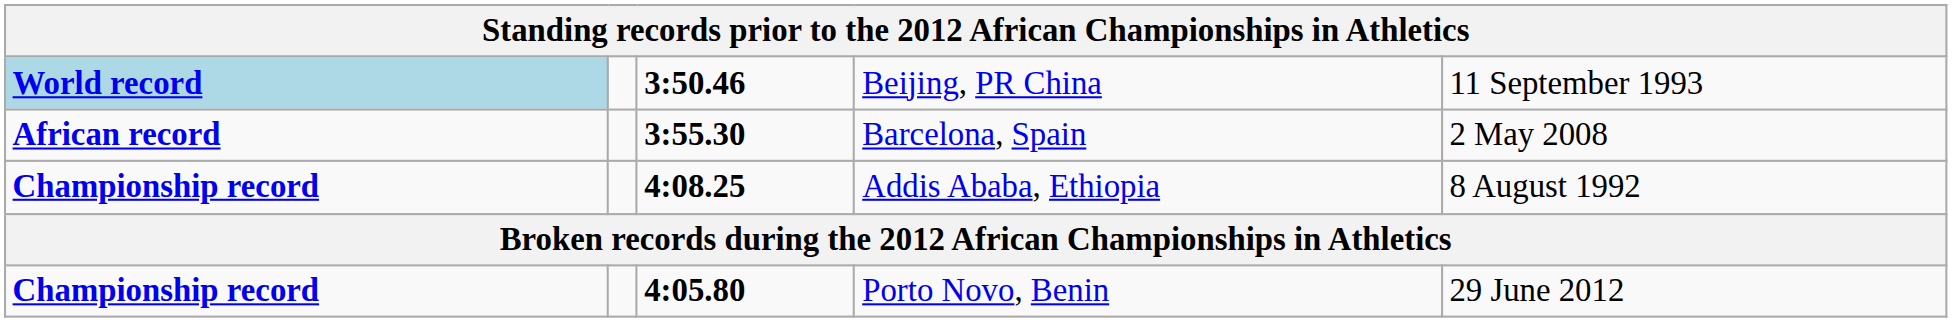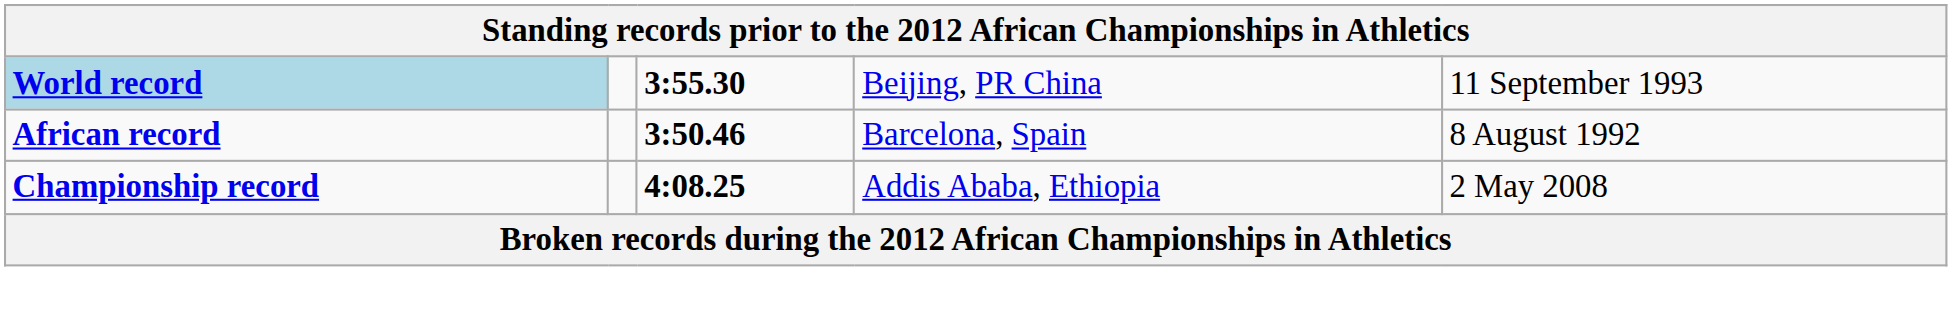(695, 82) 3:50.46 -> (695, 82) 3:55.30
(695, 134) 3:55.30 -> (695, 134) 3:50.46
(1529, 134) 2 May 2008 -> (1545, 134) 8 August 1992
(1545, 186) 8 August 1992 -> (1529, 186) 2 May 2008
- row: (986, 290)
